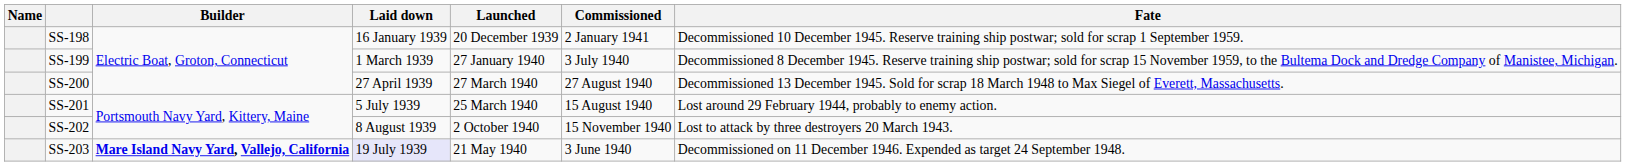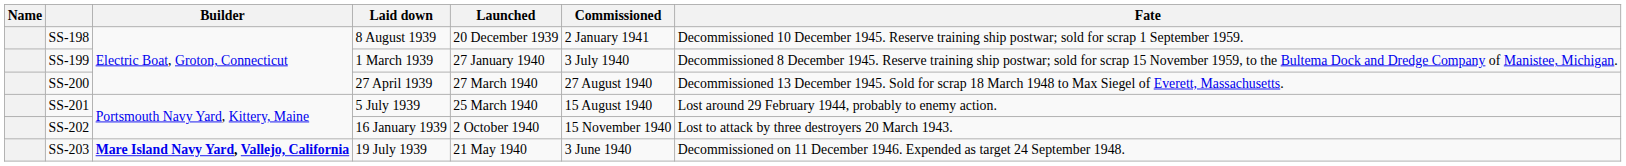(401, 37) 16 January 1939 -> (396, 37) 8 August 1939
(396, 127) 8 August 1939 -> (401, 127) 16 January 1939
(391, 149) lavender background -> (391, 149) no background
